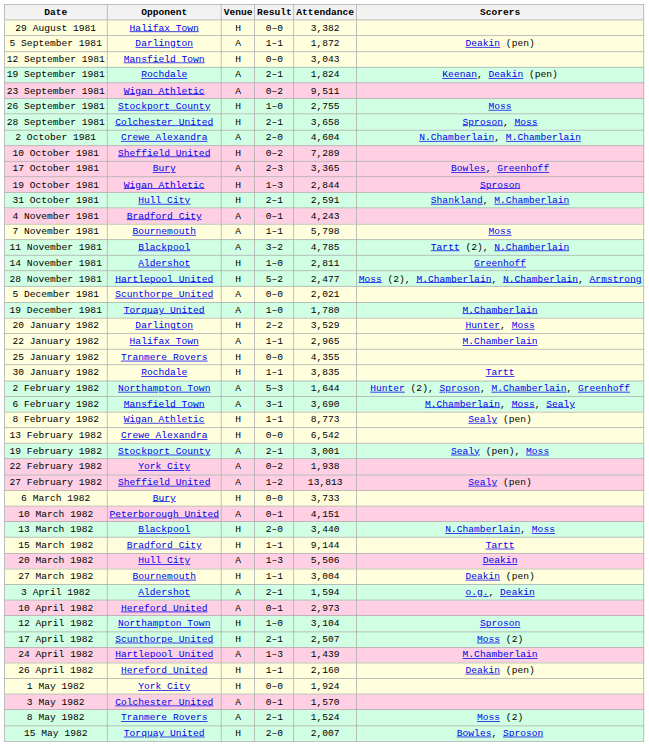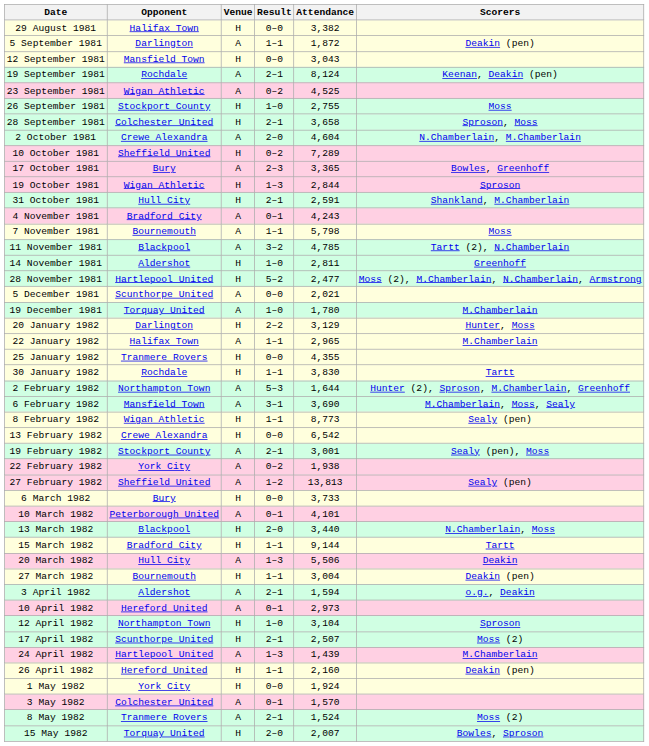(325, 75) 1,824 -> (325, 75) 8,124
(325, 91) 9,511 -> (325, 91) 4,525
(325, 326) 3,529 -> (325, 326) 3,129
(325, 373) 3,835 -> (325, 373) 3,830
(325, 514) 4,151 -> (325, 514) 4,101
